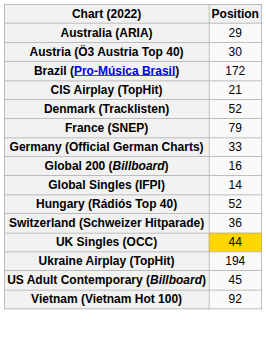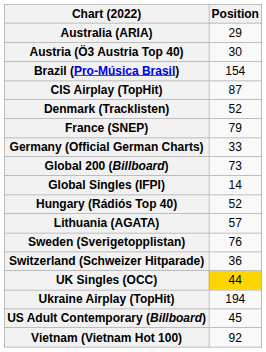(235, 71) 172 -> (235, 71) 154
(235, 90) 21 -> (235, 90) 87
(235, 166) 16 -> (235, 166) 73
+ row: (107, 223)
+ row: (107, 242)
